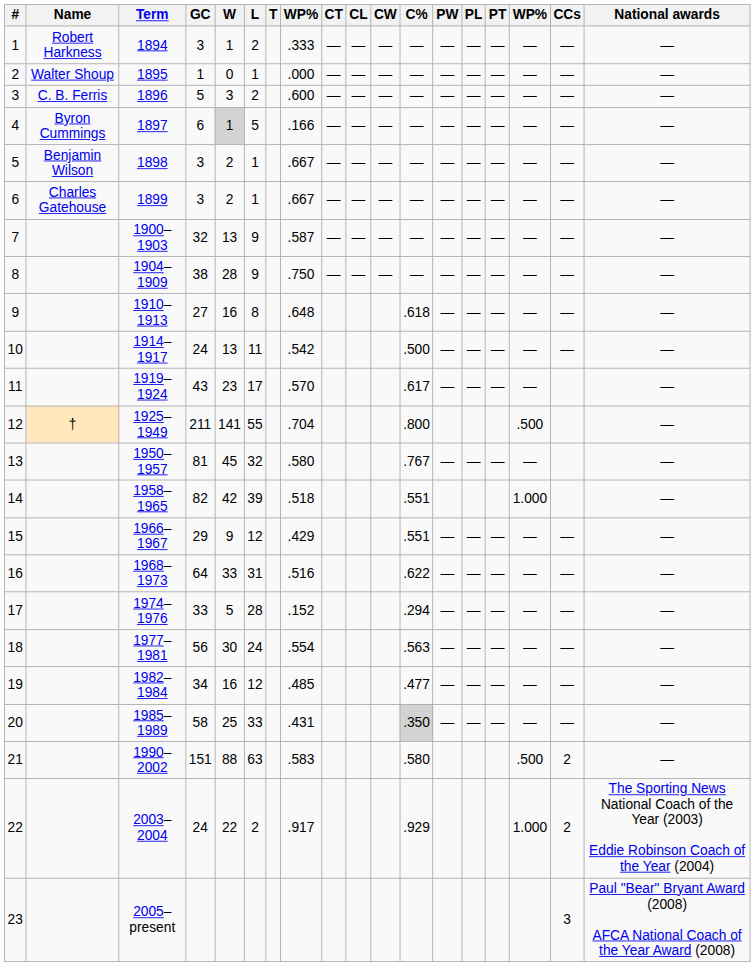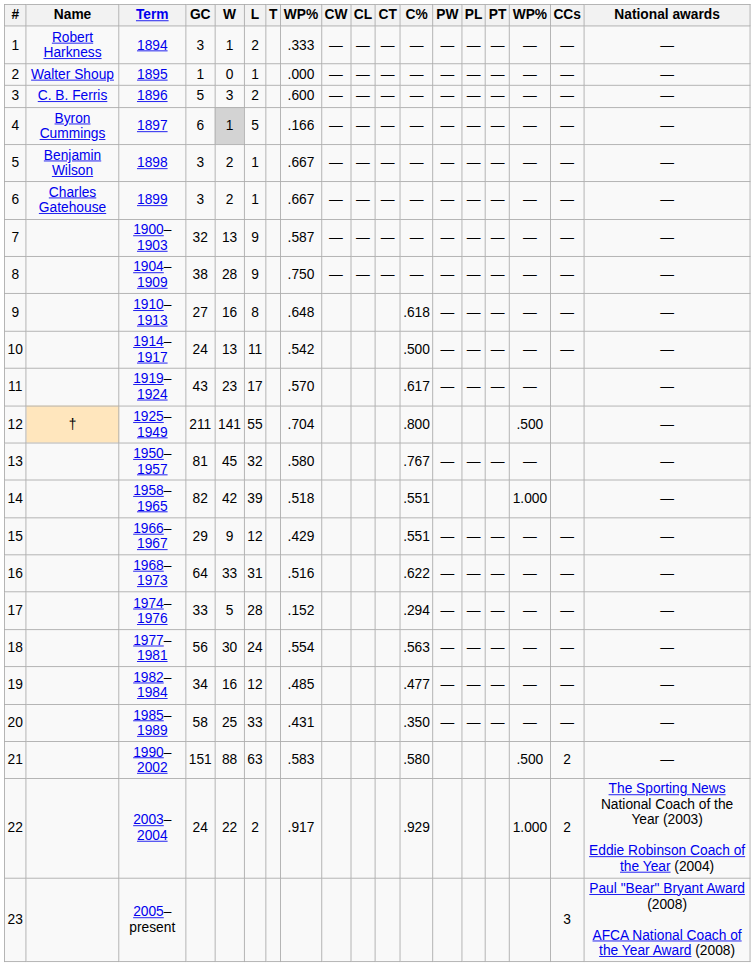columns swapped: (385, 15) <-> (334, 15)
(417, 722) lightgrey background -> (417, 722) no background
